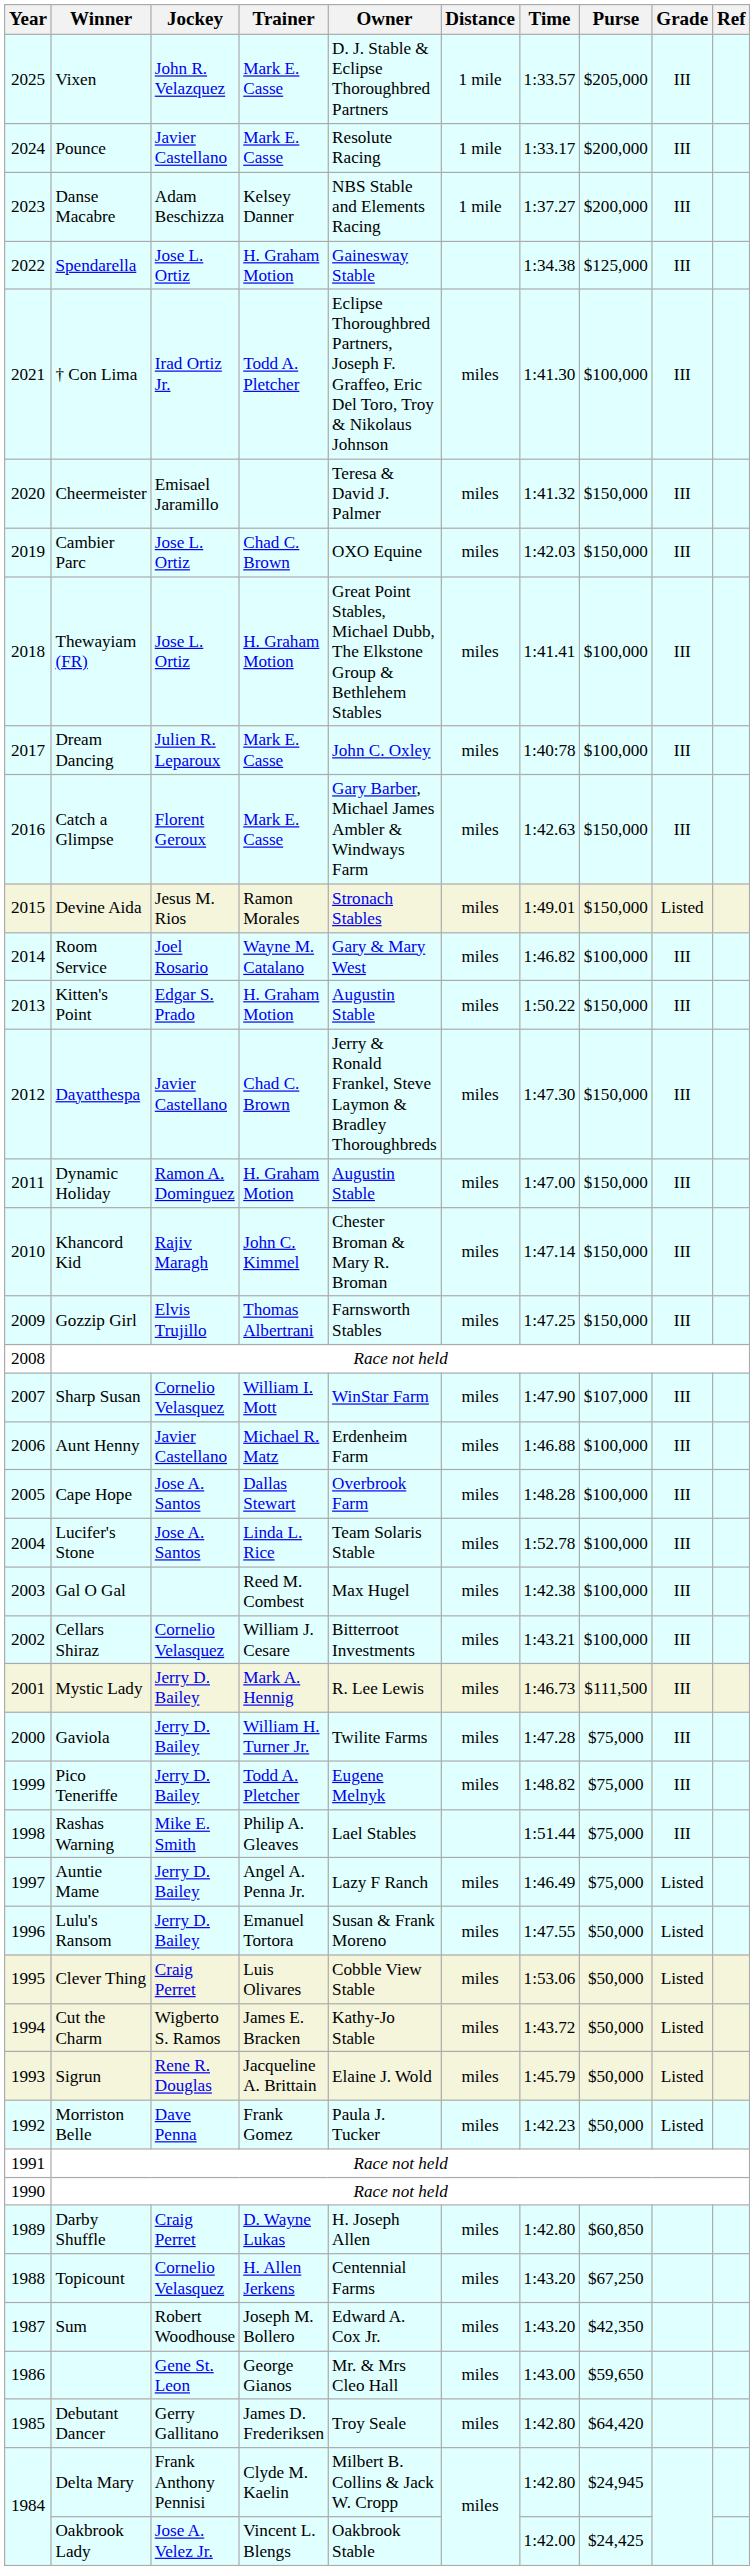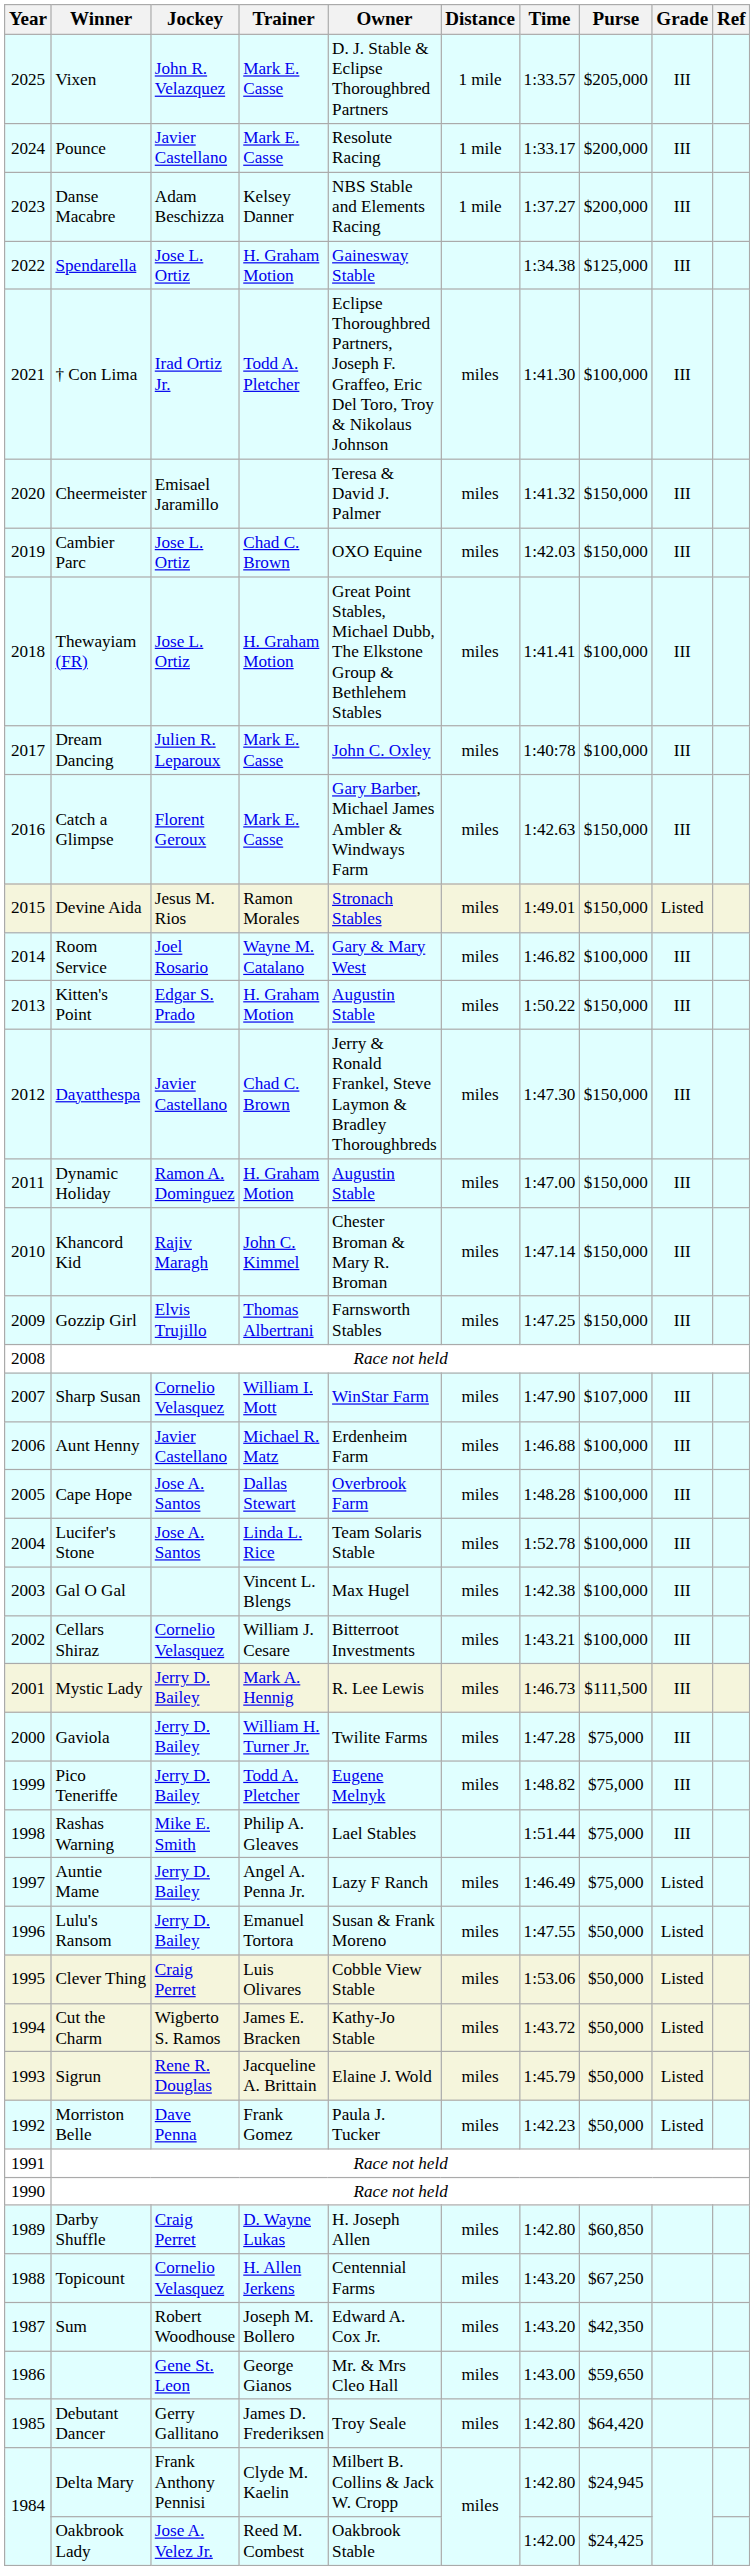(274, 1591) Reed M. Combest -> (279, 1591) Vincent L. Blengs
(279, 2540) Vincent L. Blengs -> (274, 2540) Reed M. Combest
